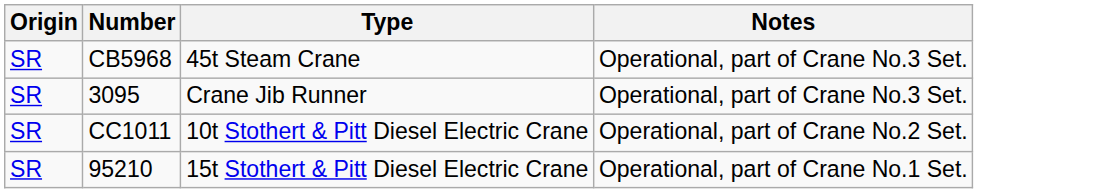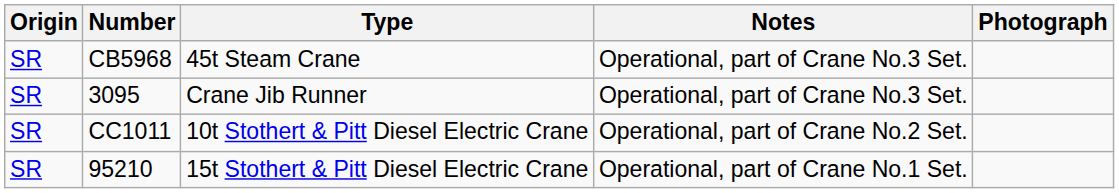+ column: (1043, 22)
